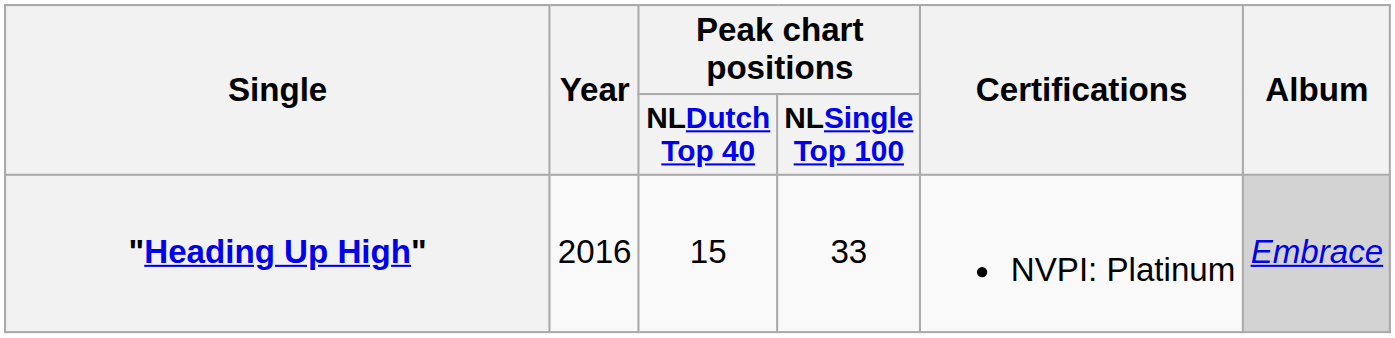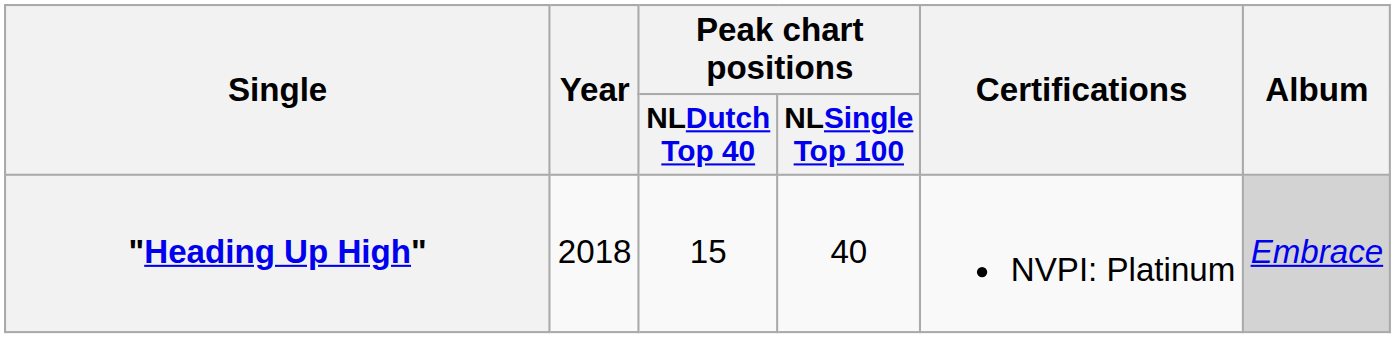(595, 252) 2016 -> (595, 252) 2018
(849, 252) 33 -> (849, 252) 40
